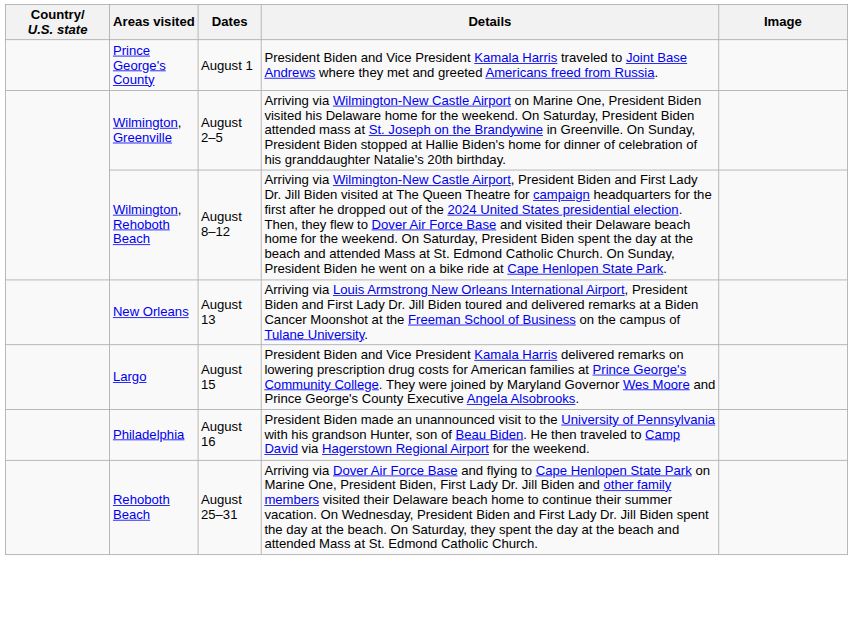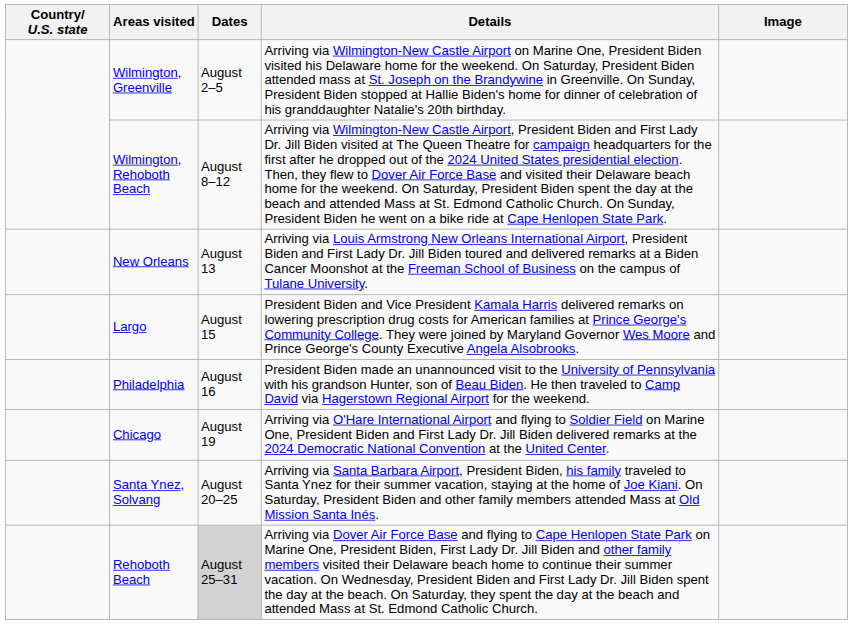- row: (139, 65)
+ row: (137, 434)
+ row: (149, 492)
(221, 507) no background -> (221, 572) lightgrey background
